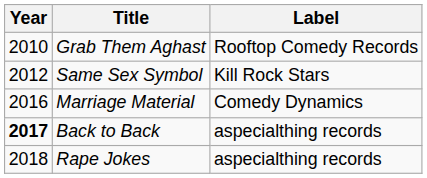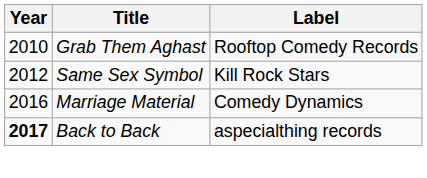- row: (103, 159)
